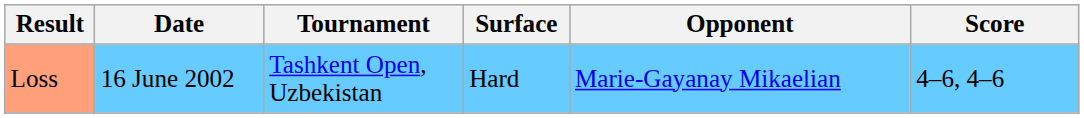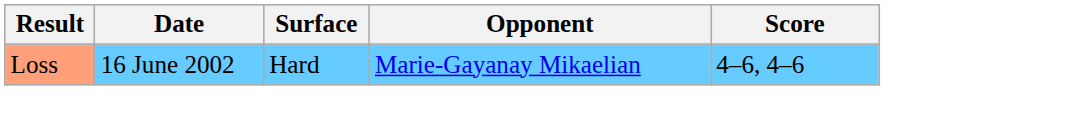- column: (363, 24)
